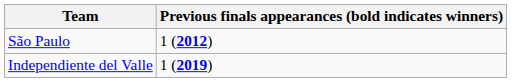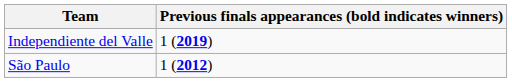rows swapped: (39, 41) <-> (80, 65)
